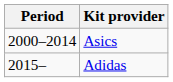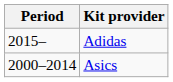rows swapped: (100, 40) <-> (105, 64)
